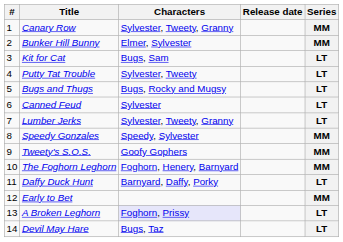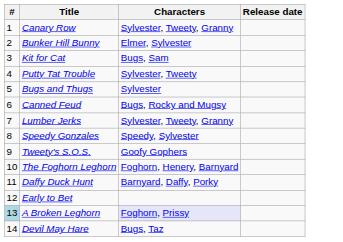- column: (322, 12)
(173, 89) Bugs, Rocky and Mugsy -> (141, 89) Sylvester
(141, 105) Sylvester -> (173, 105) Bugs, Rocky and Mugsy
(12, 213) no background -> (12, 213) lightblue background
